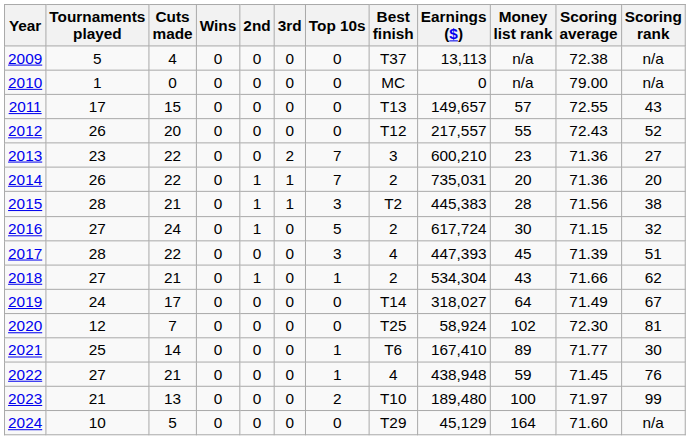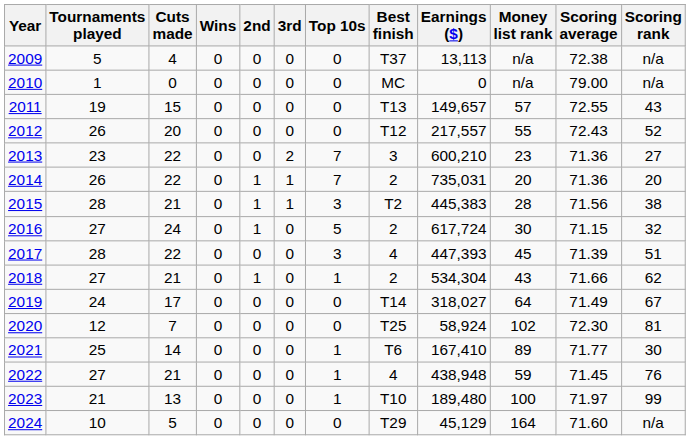(97, 107) 17 -> (97, 107) 19
(337, 399) 2 -> (337, 399) 1
